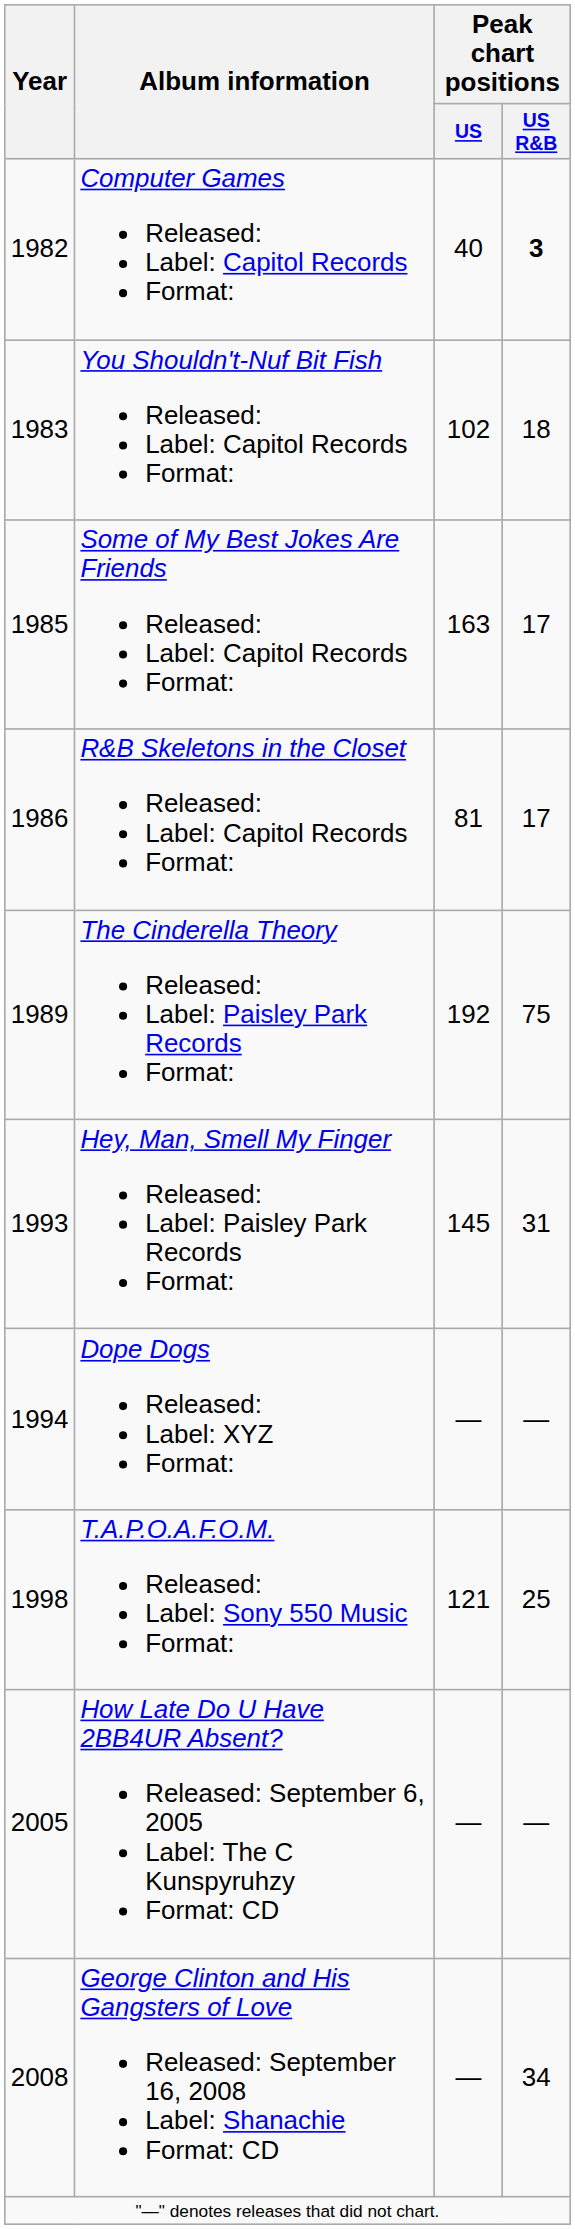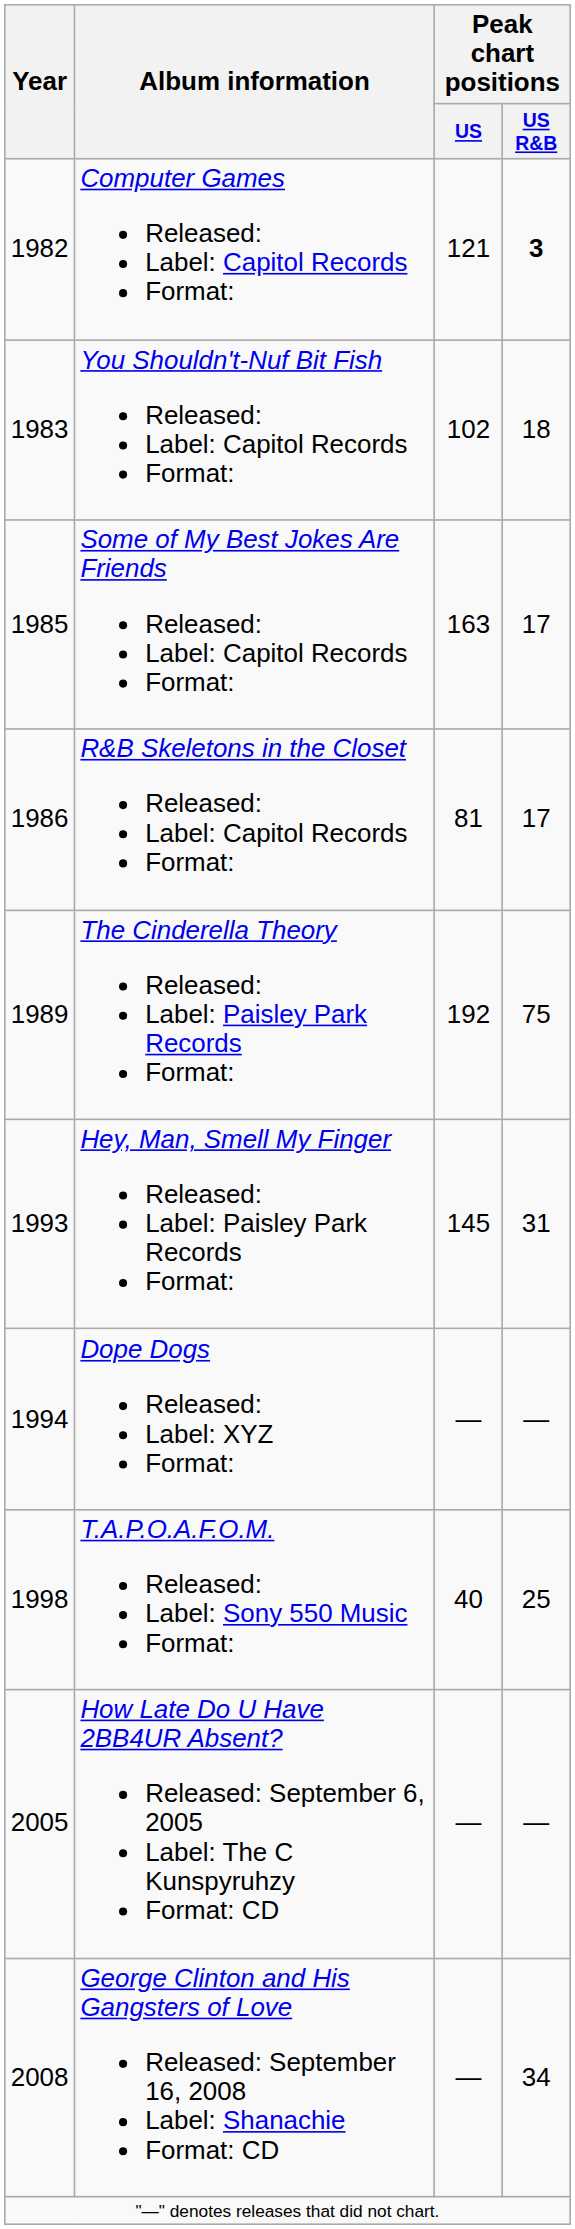(468, 248) 40 -> (468, 248) 121
(468, 1599) 121 -> (468, 1599) 40
